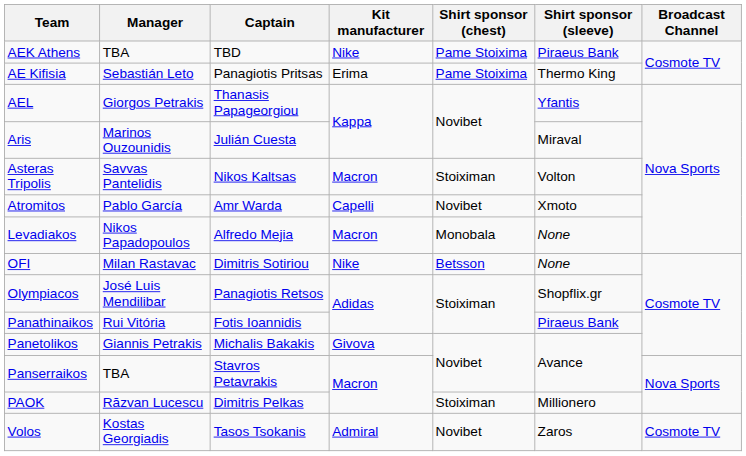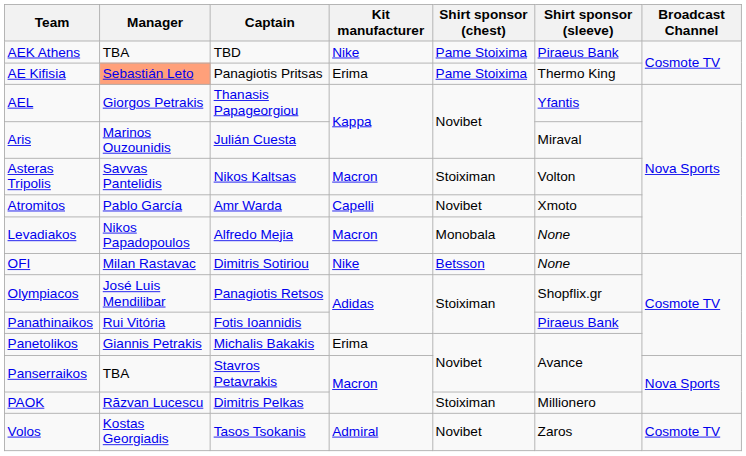(148, 73) no background -> (148, 73) lightsalmon background
(353, 344) Givova -> (350, 344) Erima
